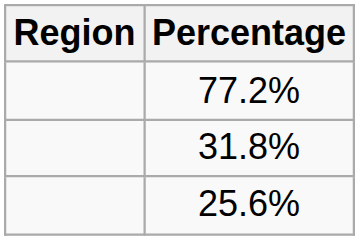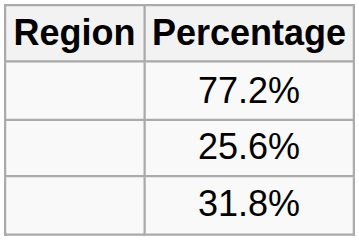rows swapped: (249, 147) <-> (249, 204)
